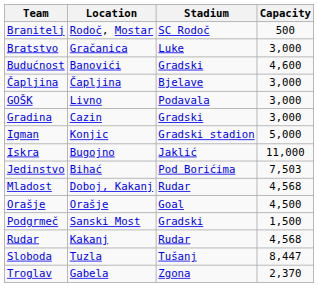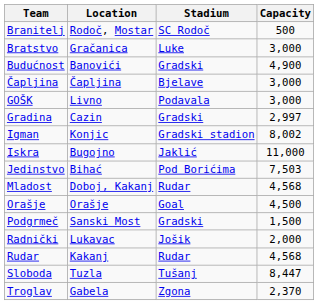(285, 65) 4,600 -> (285, 65) 4,900
(285, 117) 3,000 -> (285, 117) 2,997
(285, 135) 5,000 -> (285, 135) 8,002
+ row: (33, 239)
